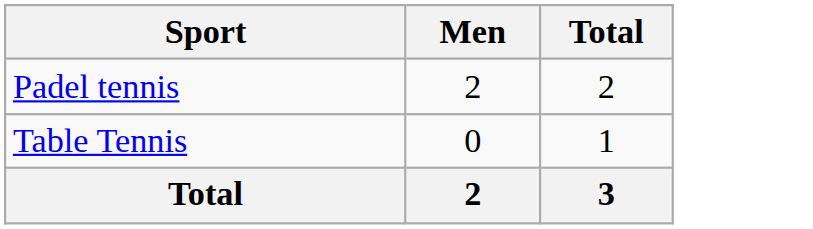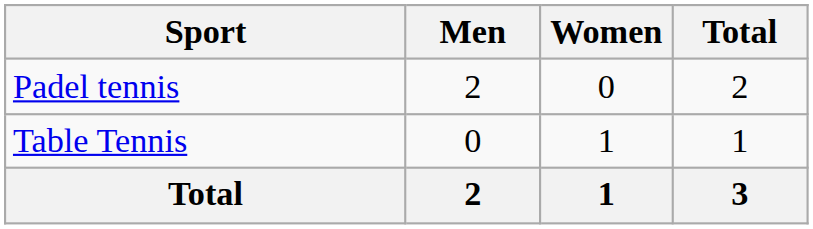+ column: (606, 31)
